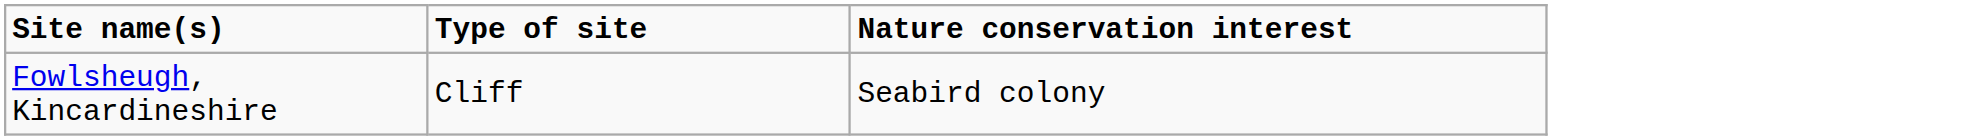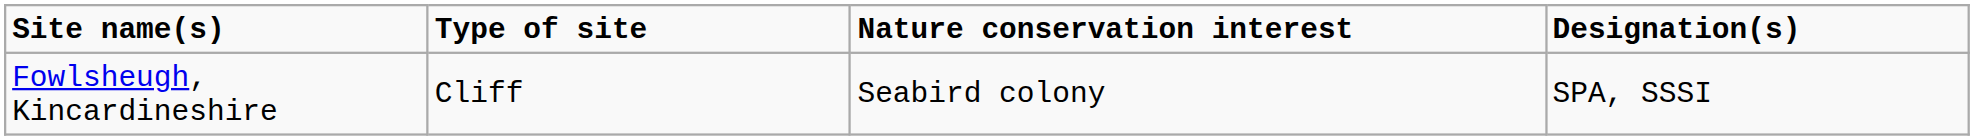+ column: (1676, 29)
